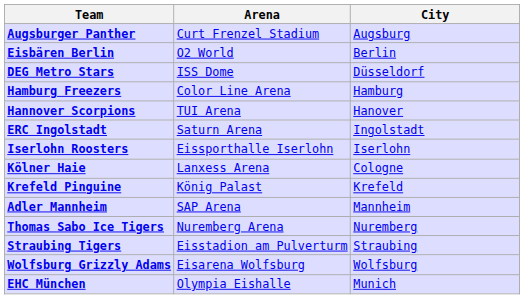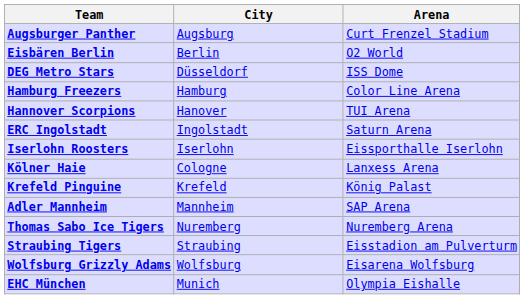columns swapped: (435, 14) <-> (262, 14)
